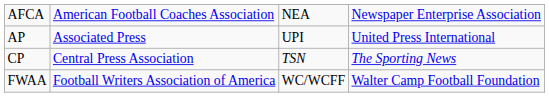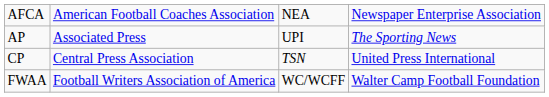(423, 37) United Press International -> (404, 37) The Sporting News
(404, 59) The Sporting News -> (423, 59) United Press International
